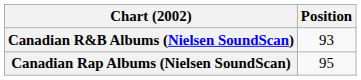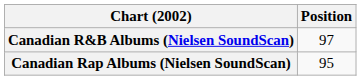(326, 39) 93 -> (326, 39) 97
